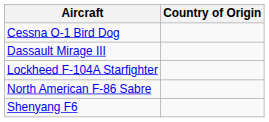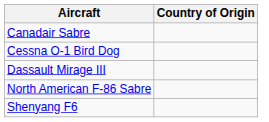+ row: (49, 32)
- row: (82, 70)
